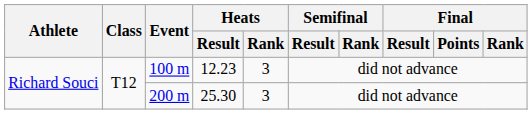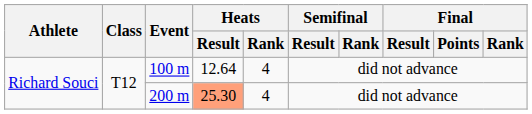(218, 70) 12.23 -> (218, 70) 12.64
(266, 70) 3 -> (266, 70) 4
(218, 96) no background -> (218, 96) lightsalmon background
(266, 96) 3 -> (266, 96) 4
